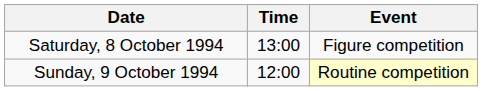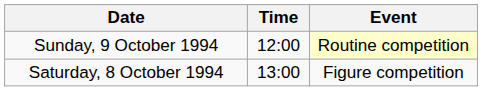rows swapped: (126, 45) <-> (126, 72)
